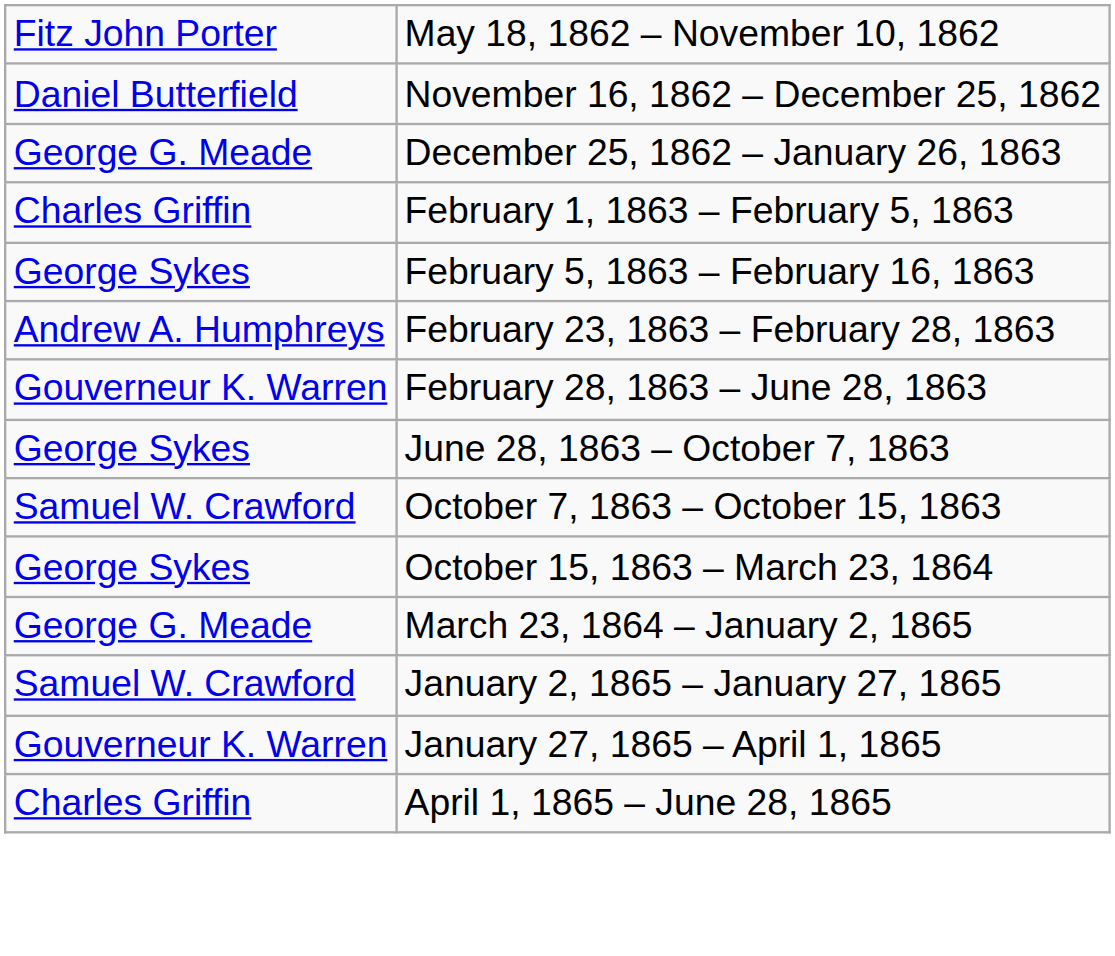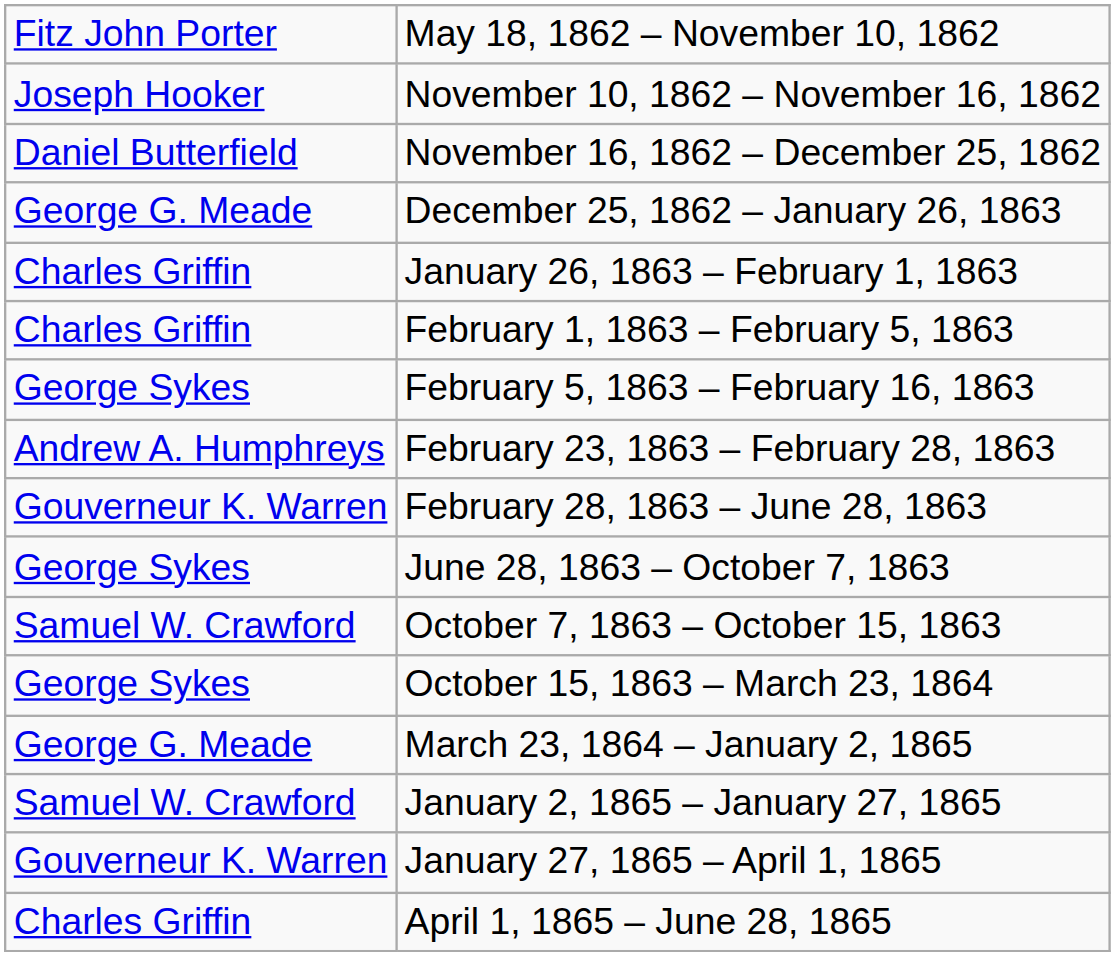+ row: (753, 93)
+ row: (711, 270)
